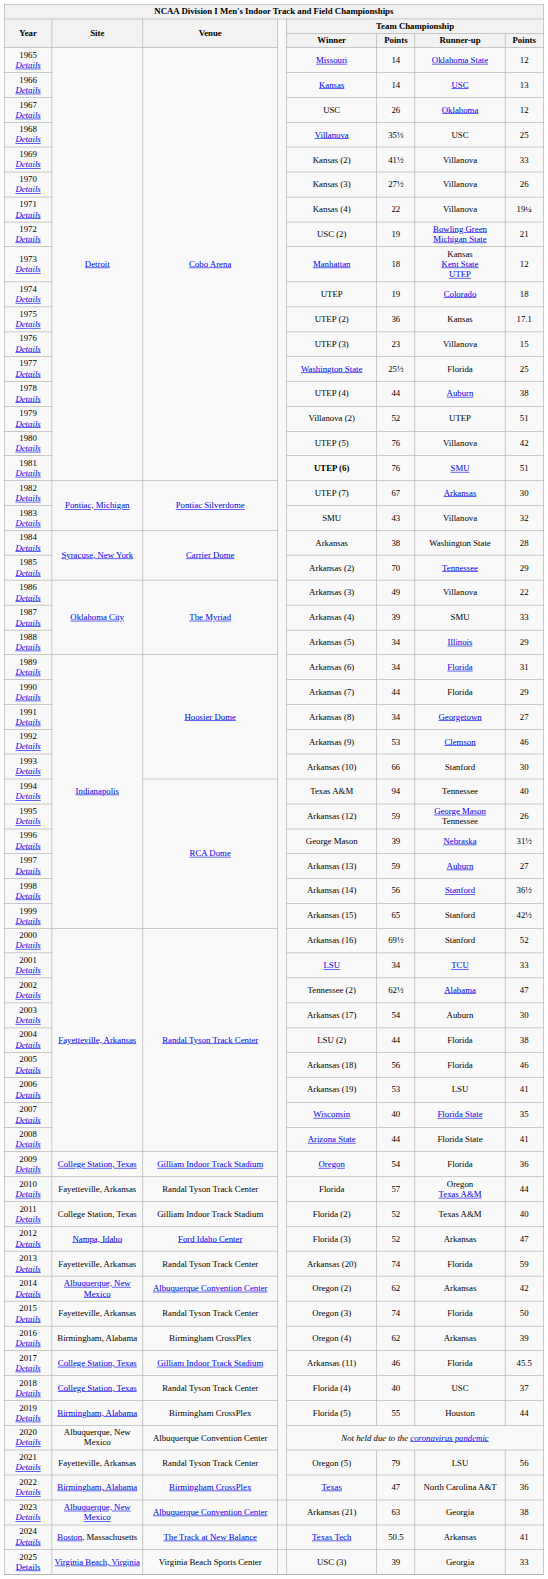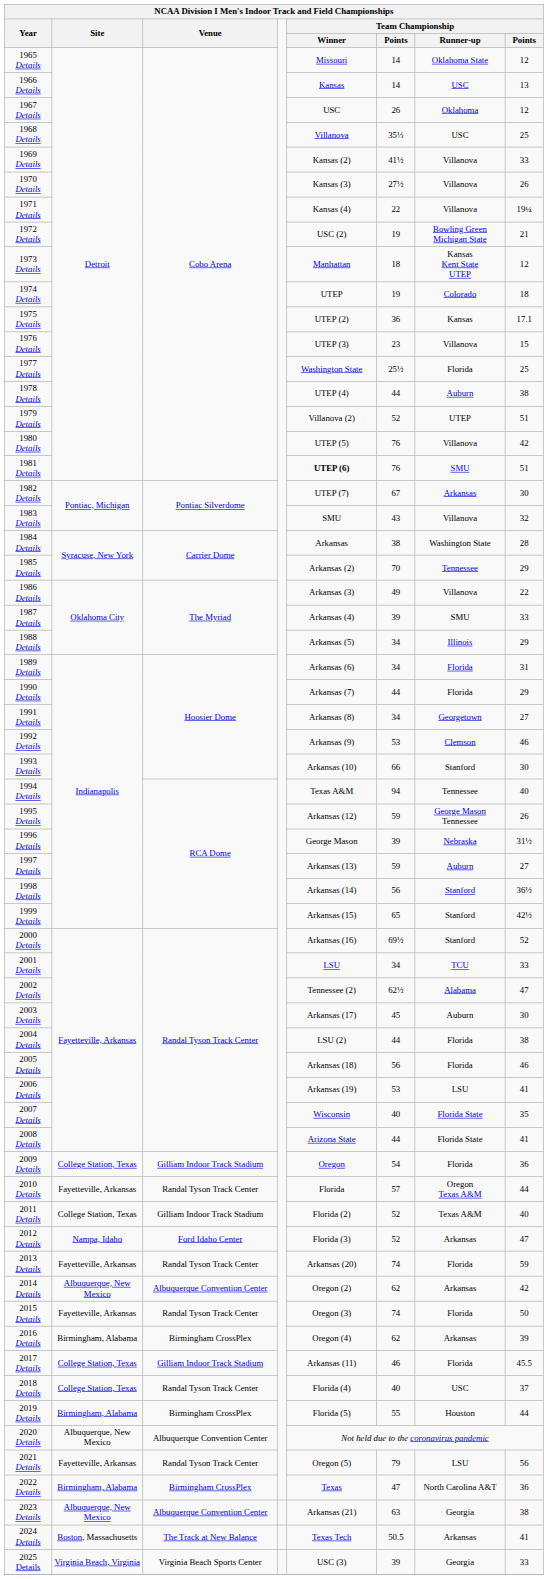(396, 1015) 54 -> (396, 1015) 45
